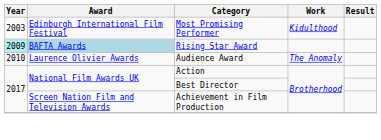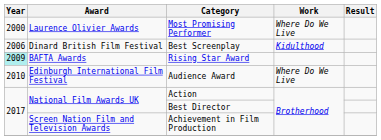(16, 28) 2003 -> (16, 28) 2000
(96, 28) Edinburgh International Film Festival -> (84, 28) Laurence Olivier Awards
(313, 28) Kidulthood -> (302, 28) Where Do We Live
+ row: (204, 46)
(58, 46) lightblue background -> (58, 59) no background
(84, 59) Laurence Olivier Awards -> (96, 76) Edinburgh International Film Festival
(316, 59) The Anomaly -> (302, 76) Where Do We Live
